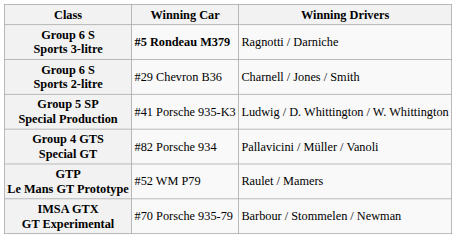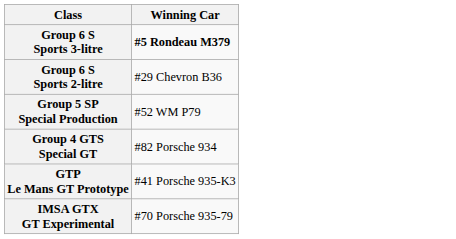- column: (345, 14)
(185, 112) #41 Porsche 935-K3 -> (168, 112) #52 WM P79
(168, 181) #52 WM P79 -> (185, 181) #41 Porsche 935-K3
